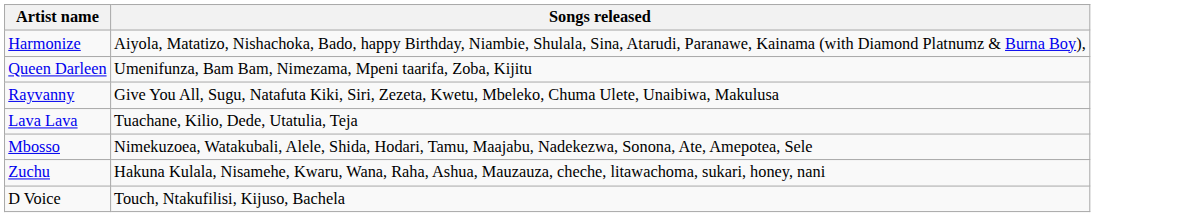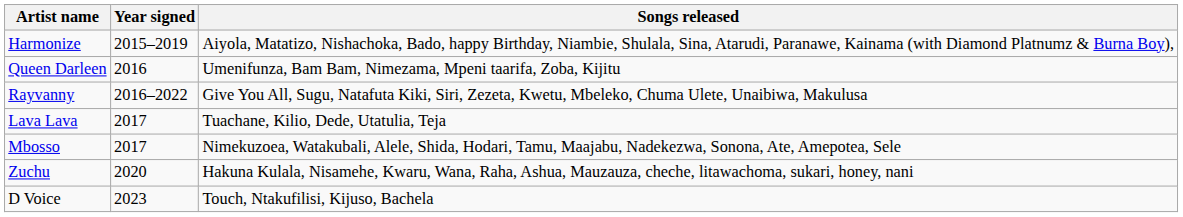+ column: (155, 17)
